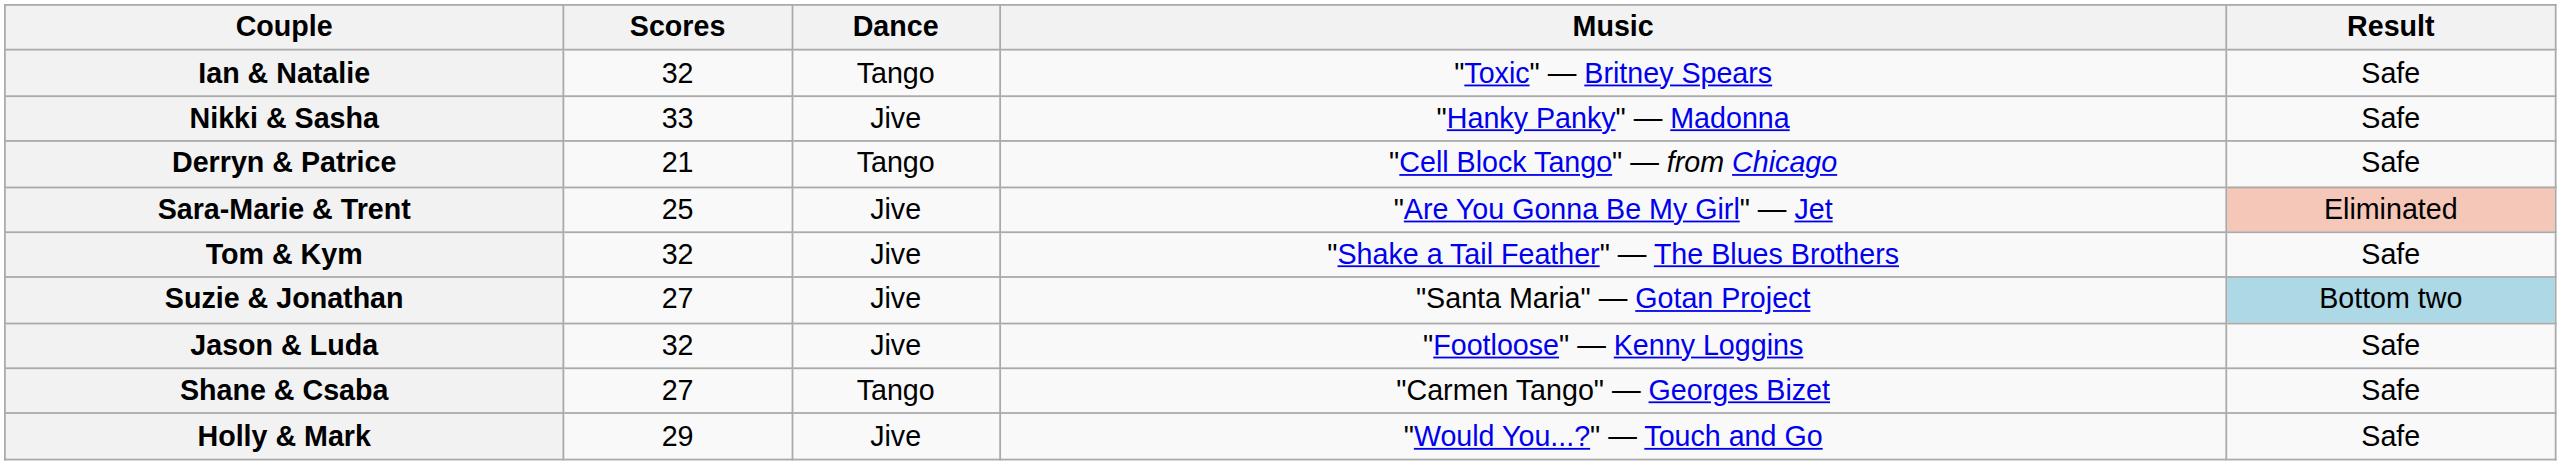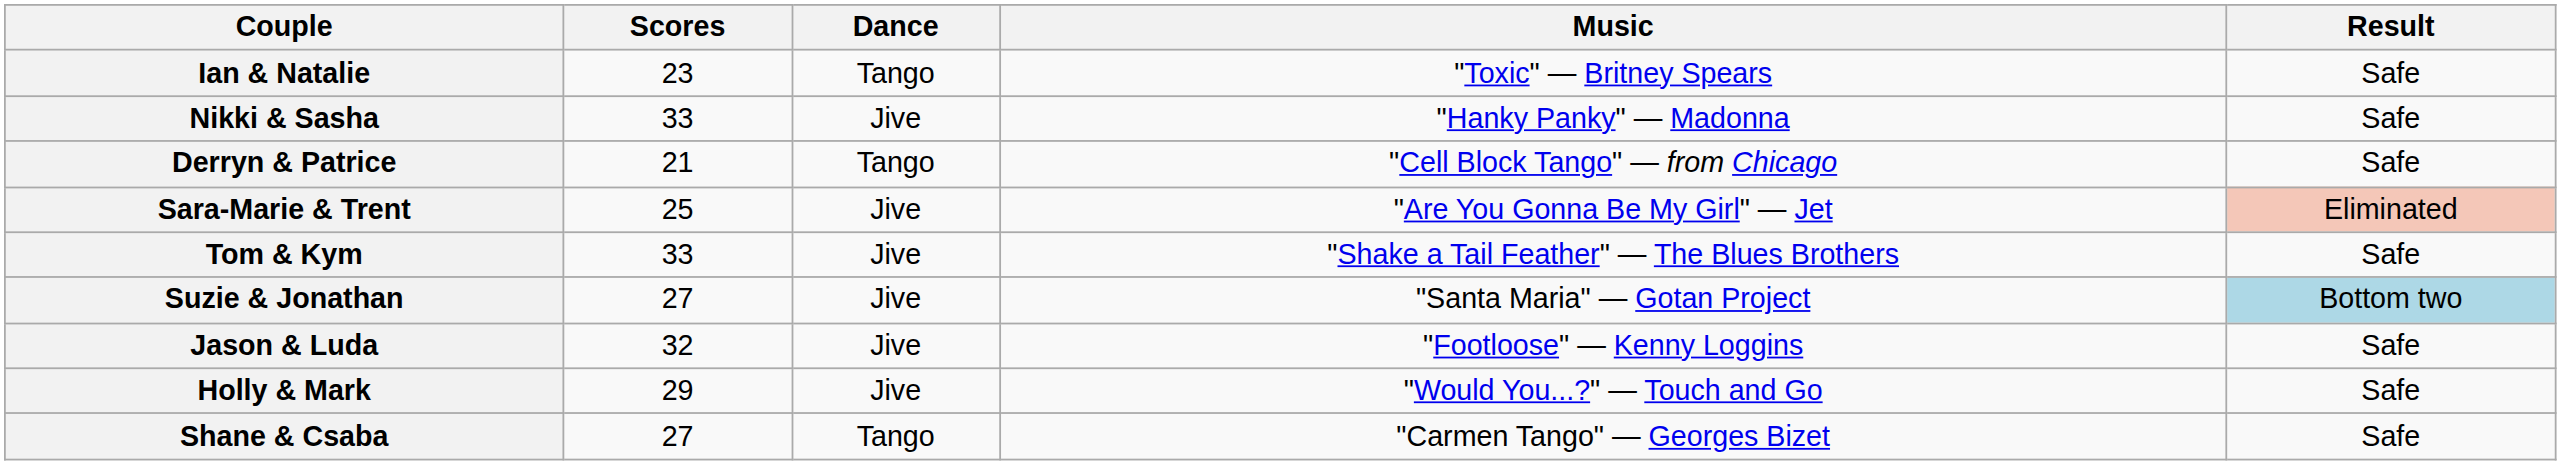(678, 72) 32 -> (678, 72) 23
(678, 254) 32 -> (678, 254) 33
rows swapped: (284, 436) <-> (284, 390)
